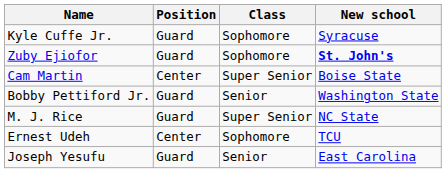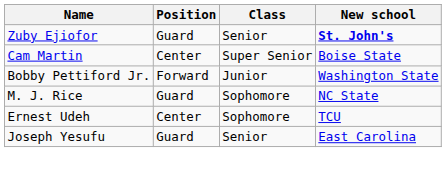- row: (60, 35)
(256, 55) Sophomore -> (245, 35) Senior
(175, 96) Guard -> (182, 76) Forward
(245, 96) Senior -> (245, 76) Junior
(267, 116) Super Senior -> (256, 96) Sophomore
